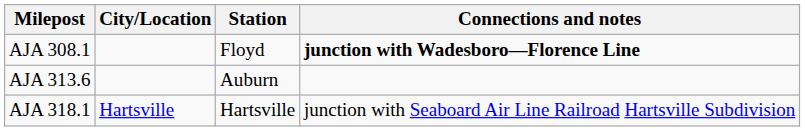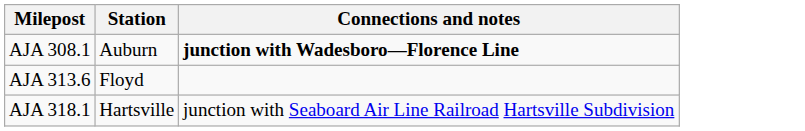- column: (155, 19)
(242, 49) Floyd -> (128, 49) Auburn
(249, 79) Auburn -> (121, 79) Floyd
